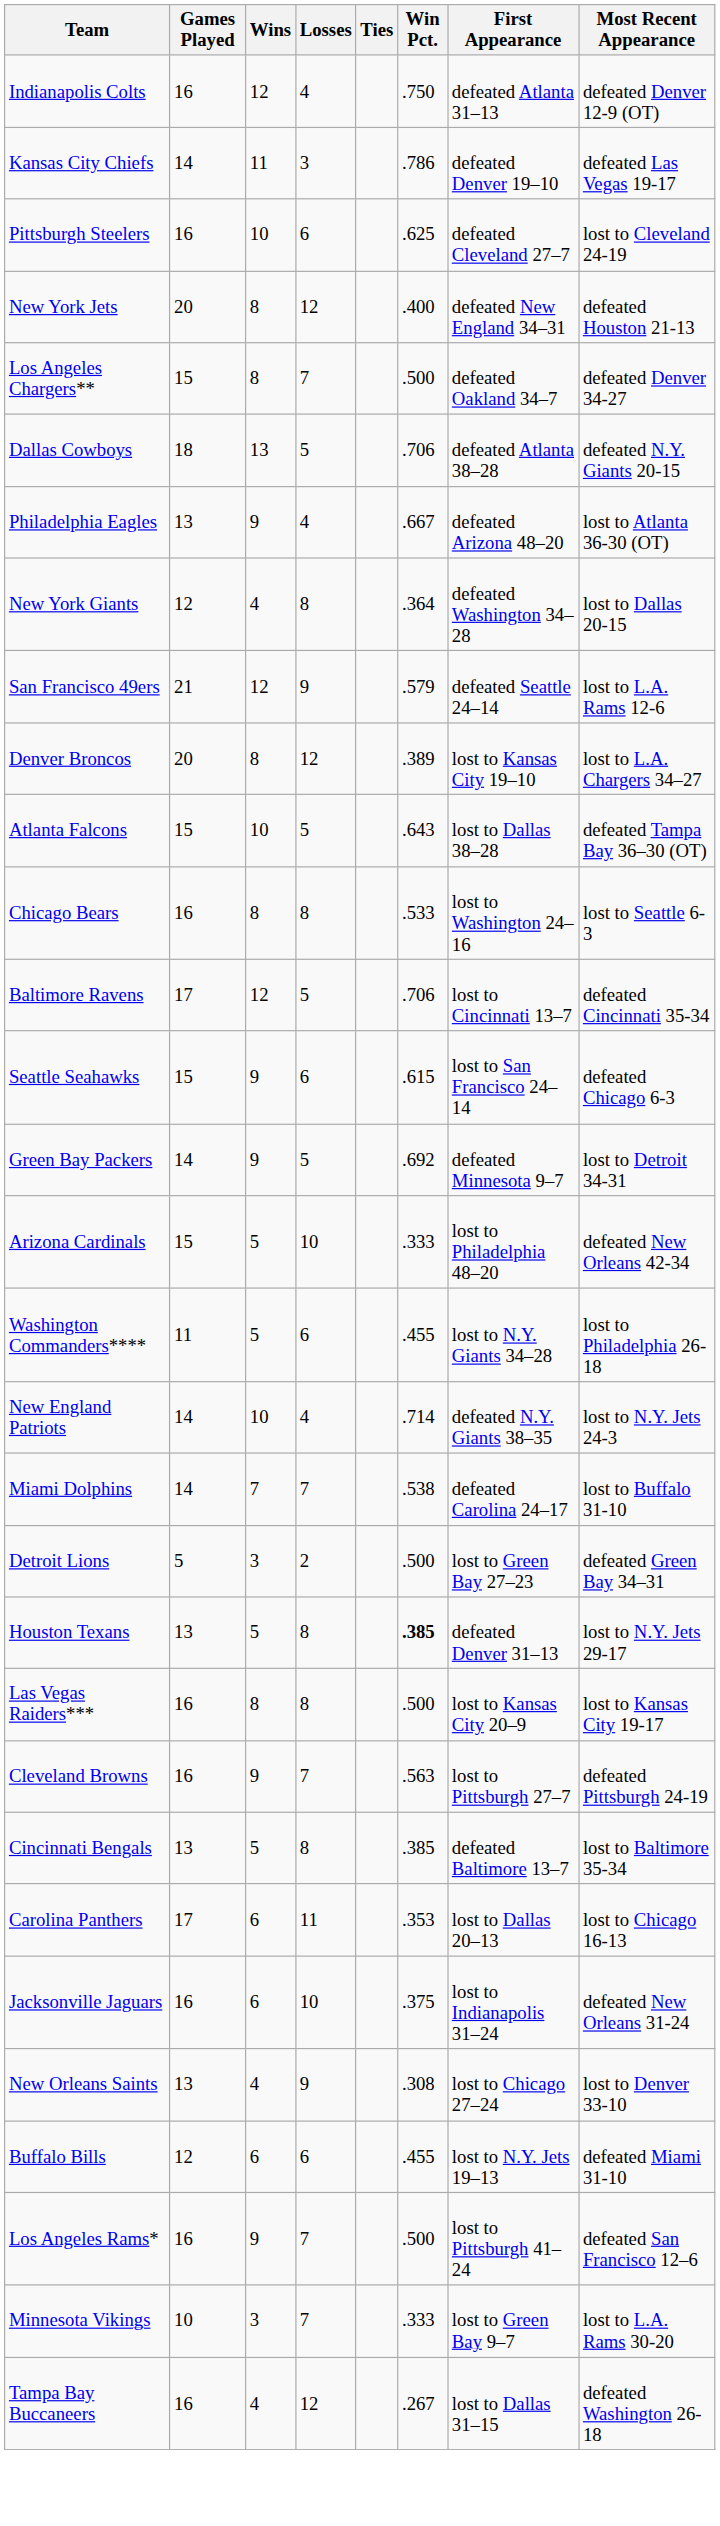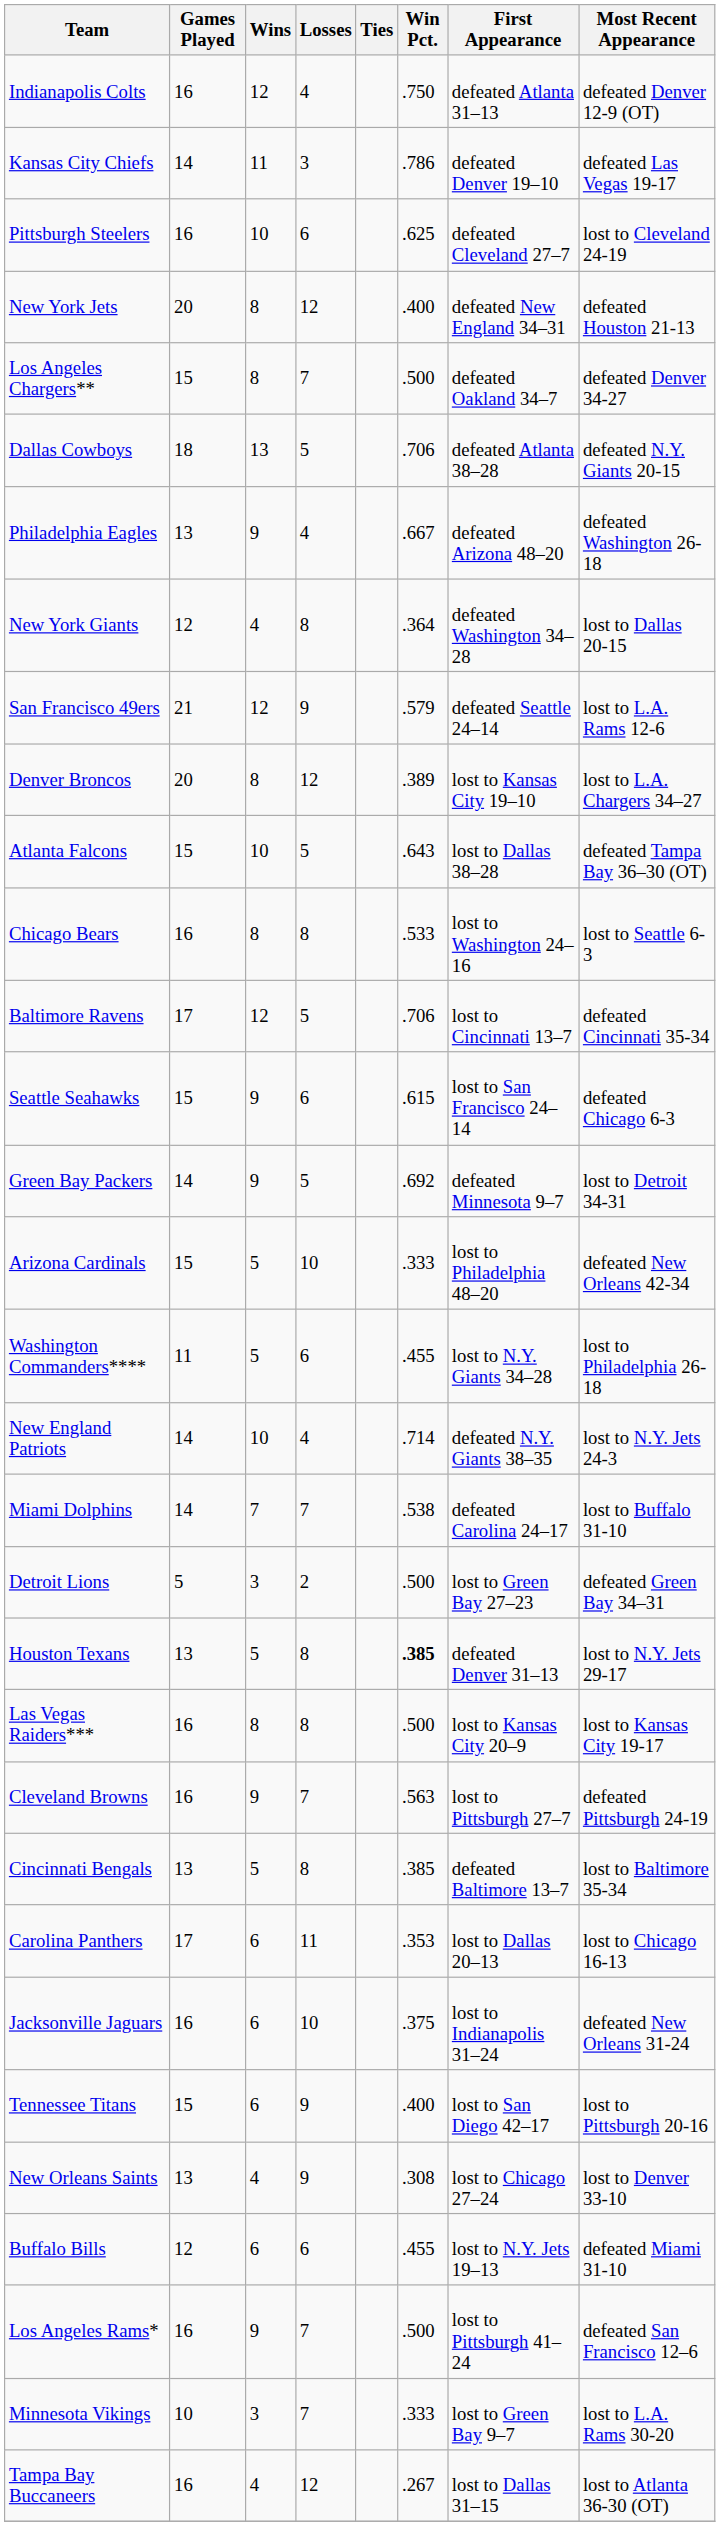(635, 532) lost to Atlanta 36-30 (OT) -> (642, 543) defeated Washington 26-18
+ row: (72, 2105)
(642, 2413) defeated Washington 26-18 -> (635, 2496) lost to Atlanta 36-30 (OT)
